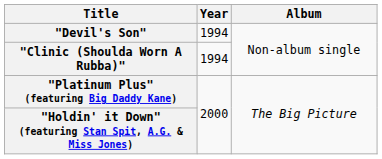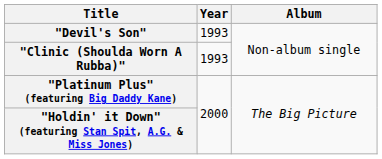(214, 33) 1994 -> (214, 33) 1993
(214, 59) 1994 -> (214, 59) 1993
